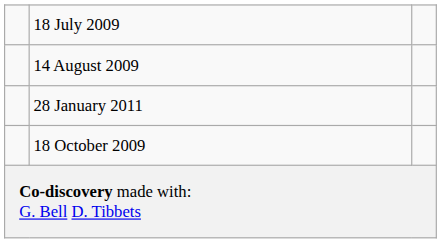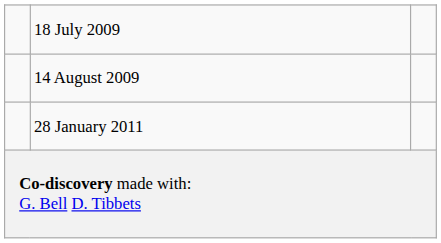- row: (89, 145)
